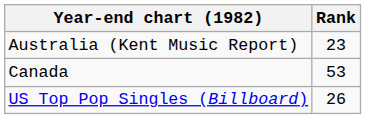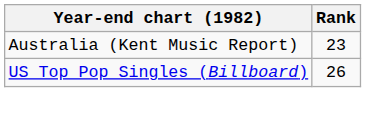- row: (39, 72)
